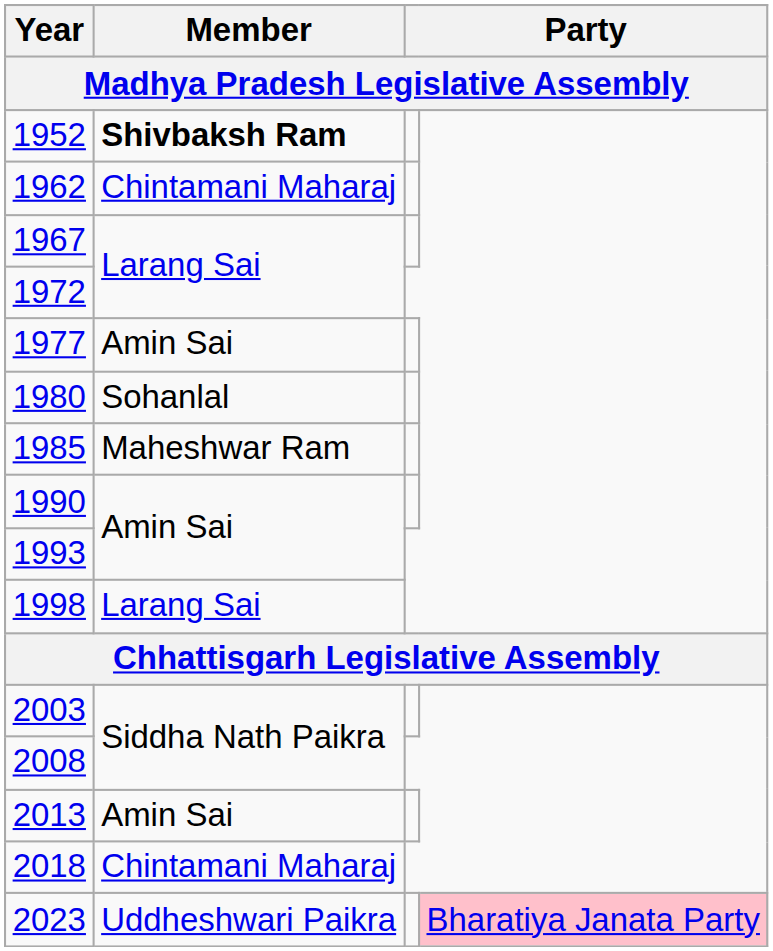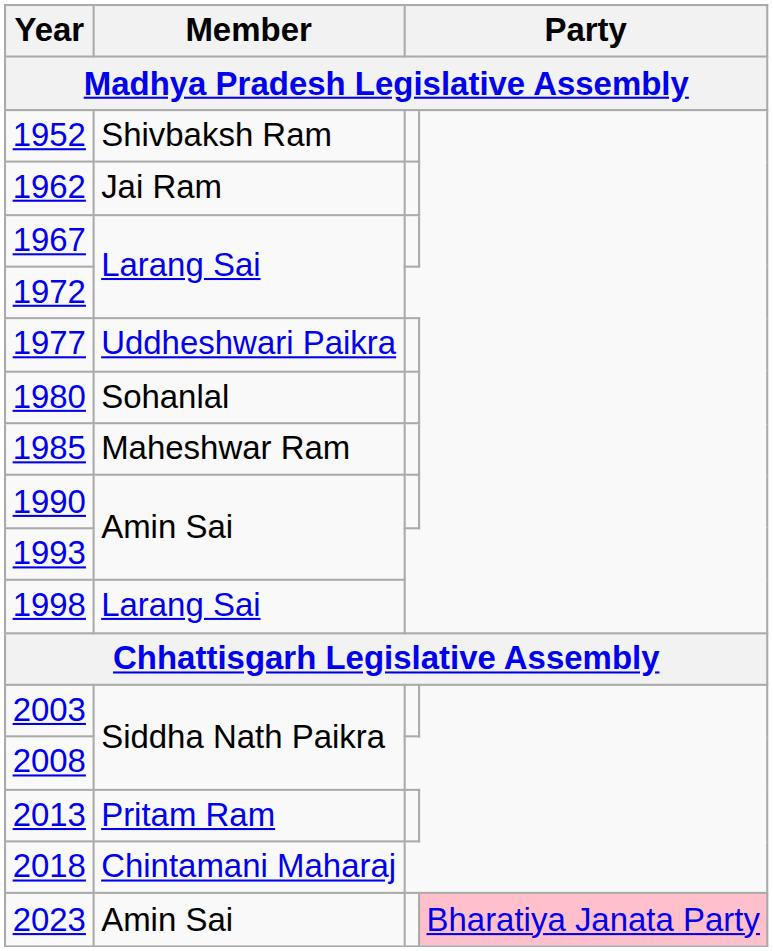(224, 135) bold -> (217, 135) normal
(249, 187) Chintamani Maharaj -> (162, 187) Jai Ram
(167, 344) Amin Sai -> (249, 344) Uddheshwari Paikra
(167, 814) Amin Sai -> (188, 814) Pritam Ram
(249, 919) Uddheshwari Paikra -> (167, 919) Amin Sai
